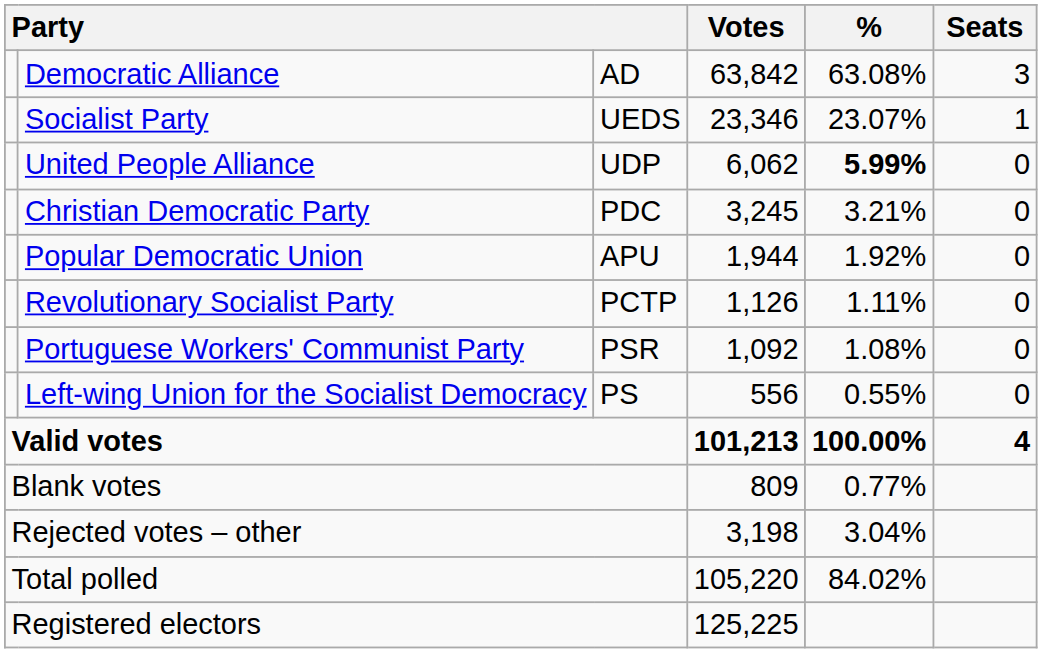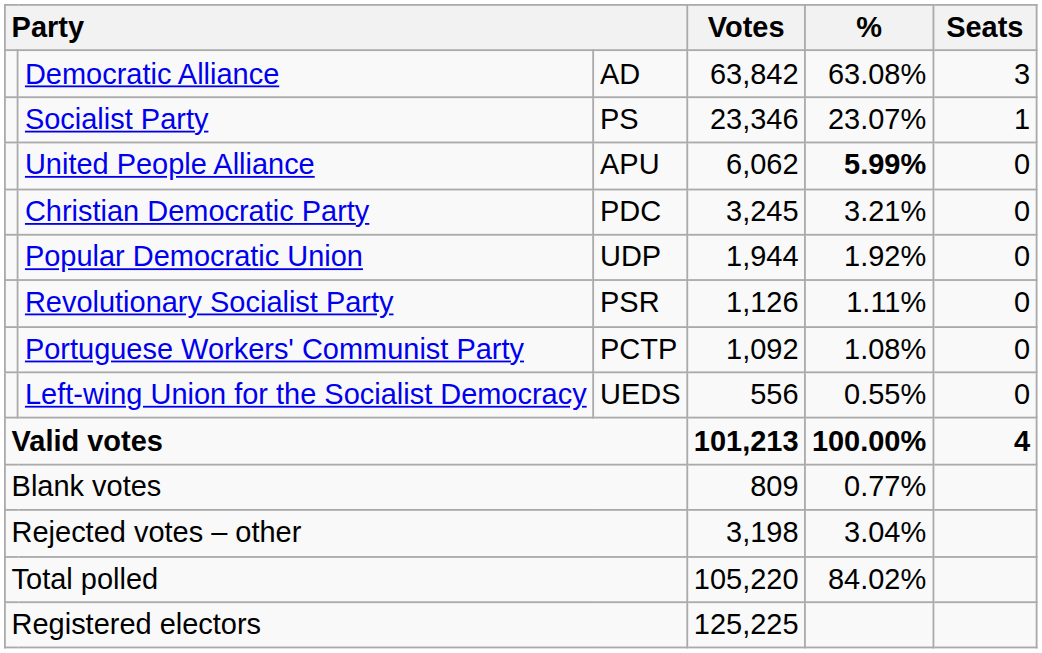(640, 119) UEDS -> (619, 119) PS
(631, 165) UDP -> (630, 165) APU
(630, 257) APU -> (631, 257) UDP
(639, 303) PCTP -> (630, 303) PSR
(630, 348) PSR -> (639, 348) PCTP
(619, 394) PS -> (640, 394) UEDS
